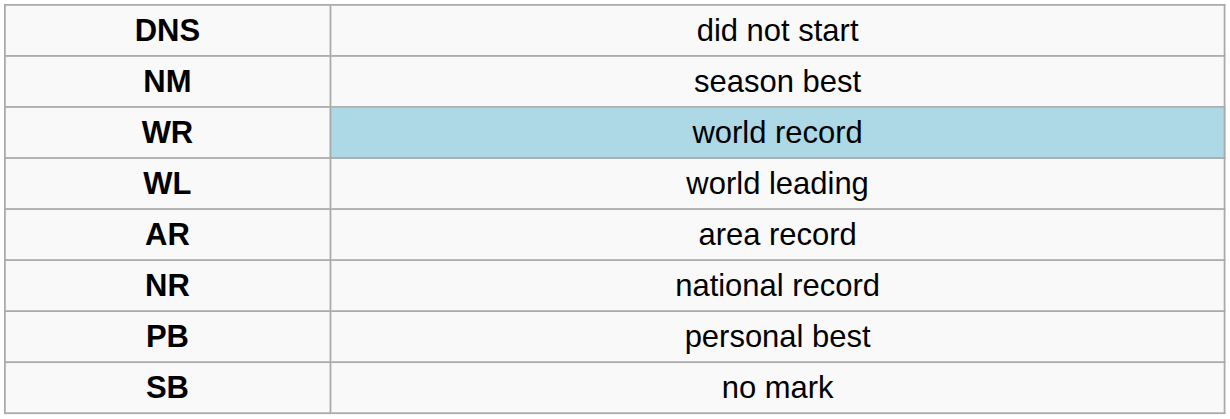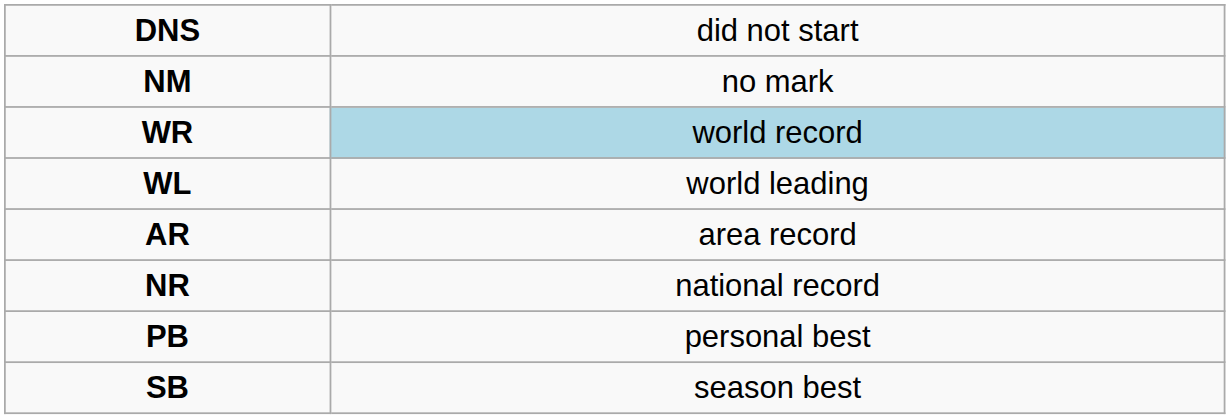(778, 80) season best -> (778, 80) no mark
(778, 387) no mark -> (778, 387) season best
